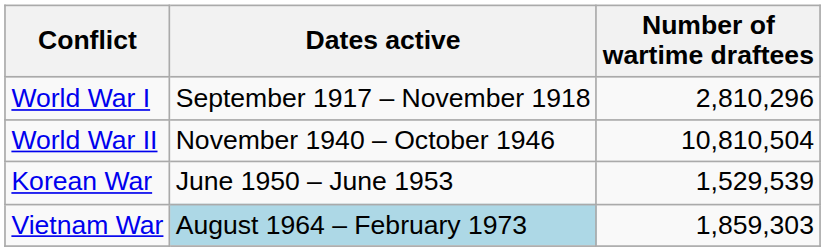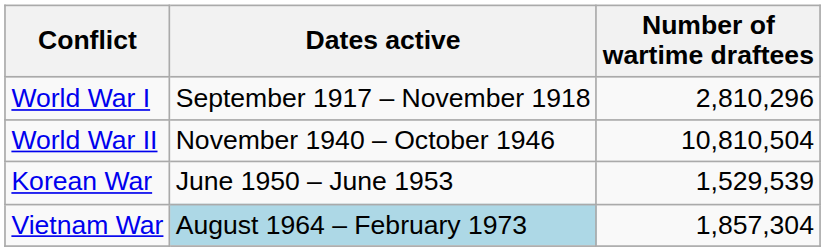(755, 224) 1,859,303 -> (755, 224) 1,857,304
